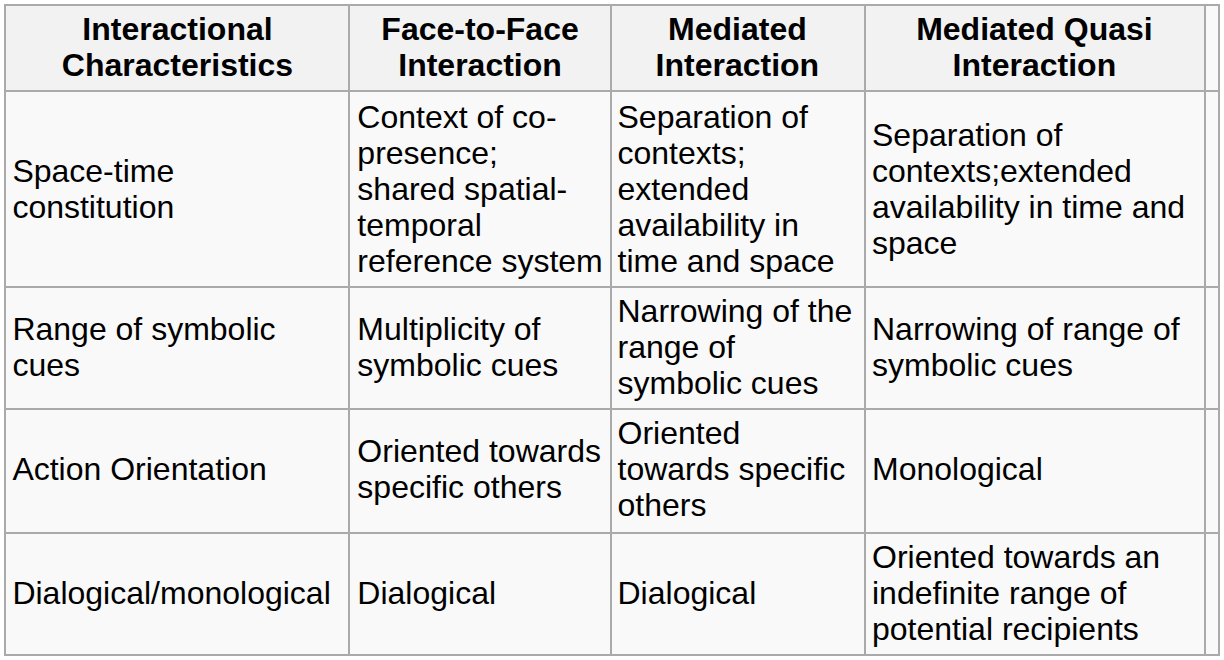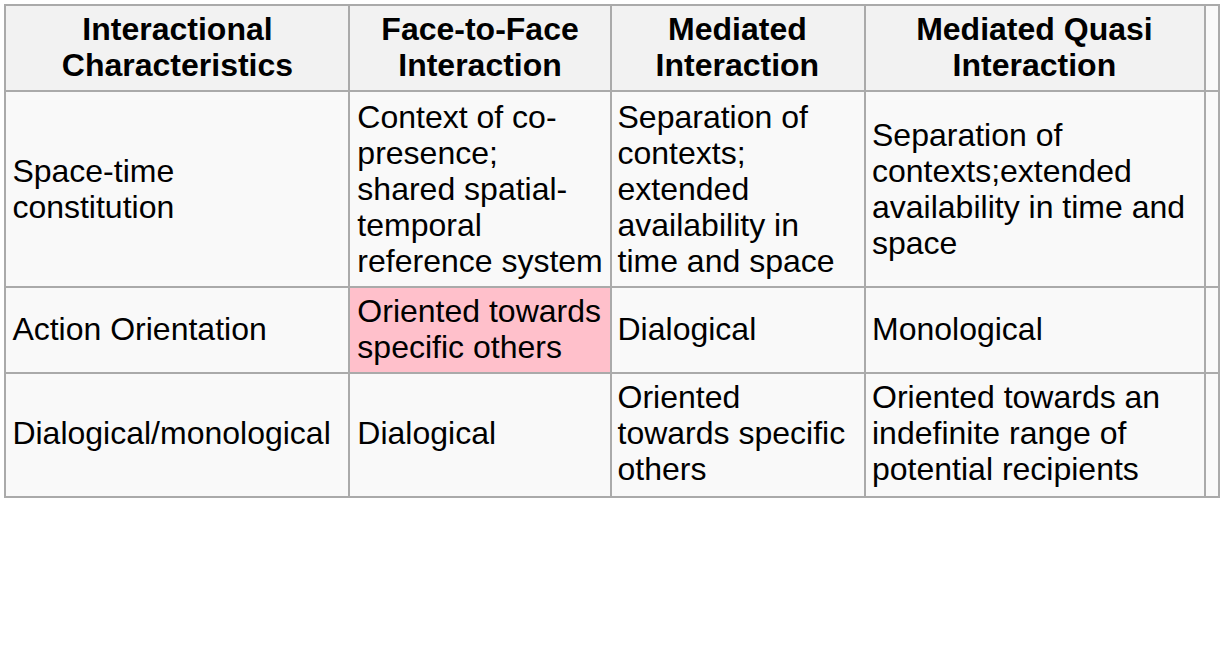- row: (144, 347)
(479, 470) no background -> (479, 329) pink background
(731, 470) Oriented towards specific others -> (687, 329) Dialogical
(687, 592) Dialogical -> (731, 434) Oriented towards specific others
